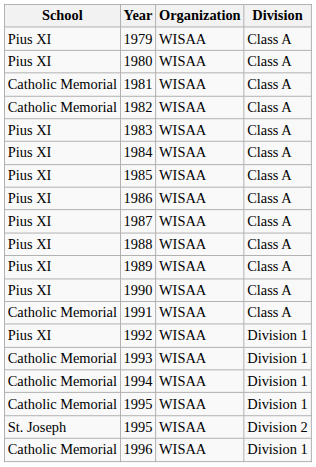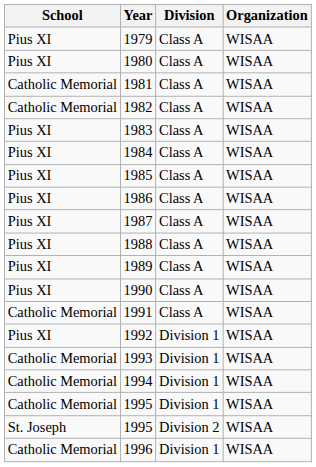columns swapped: (200, 15) <-> (277, 15)
